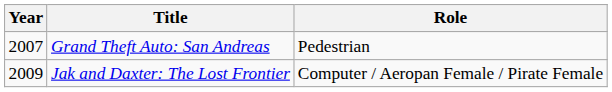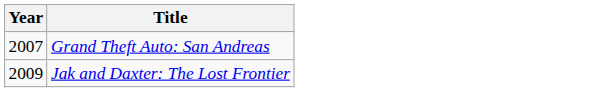- column: (450, 18)
